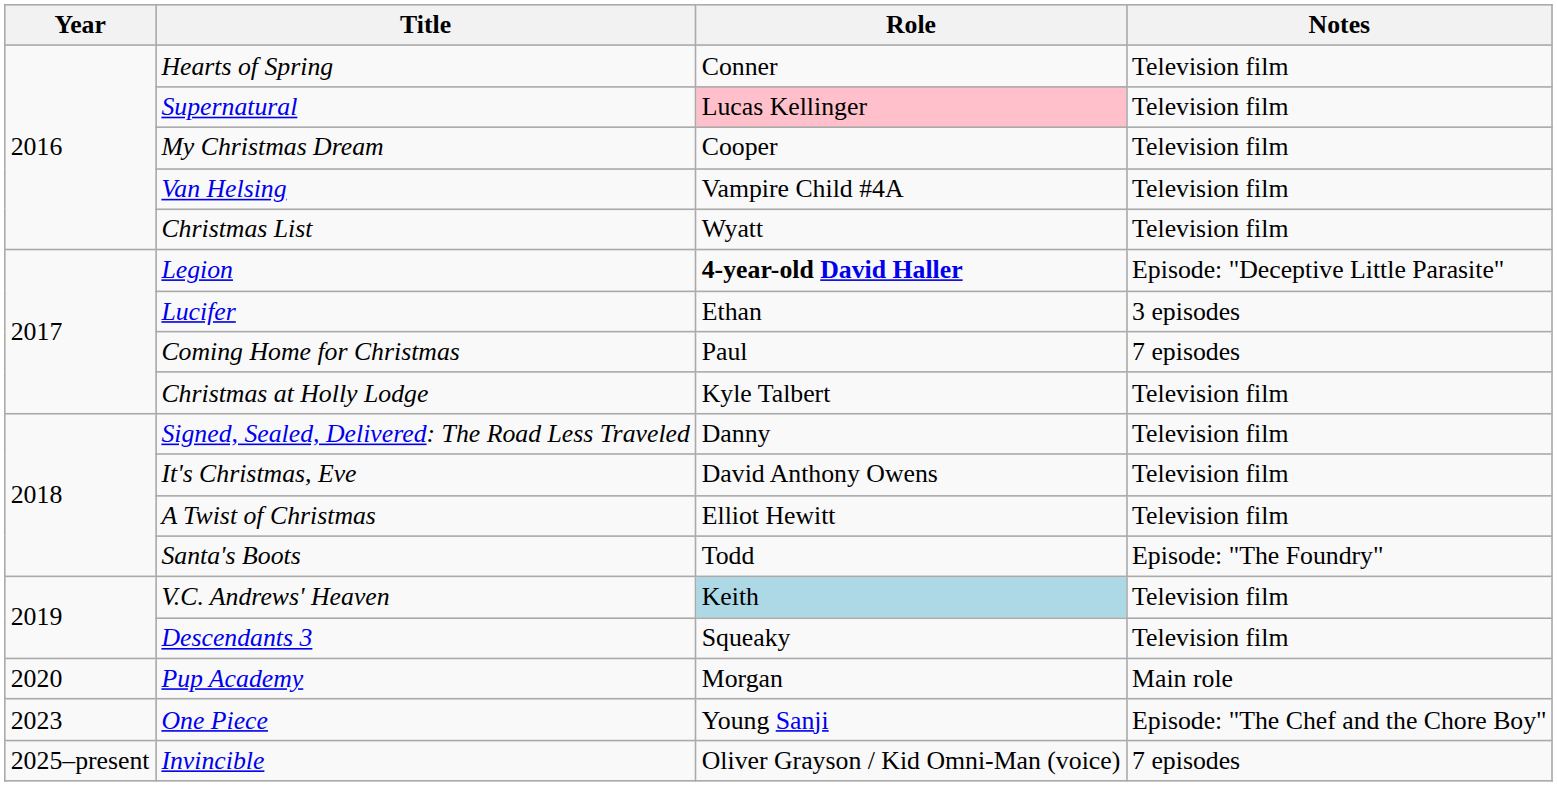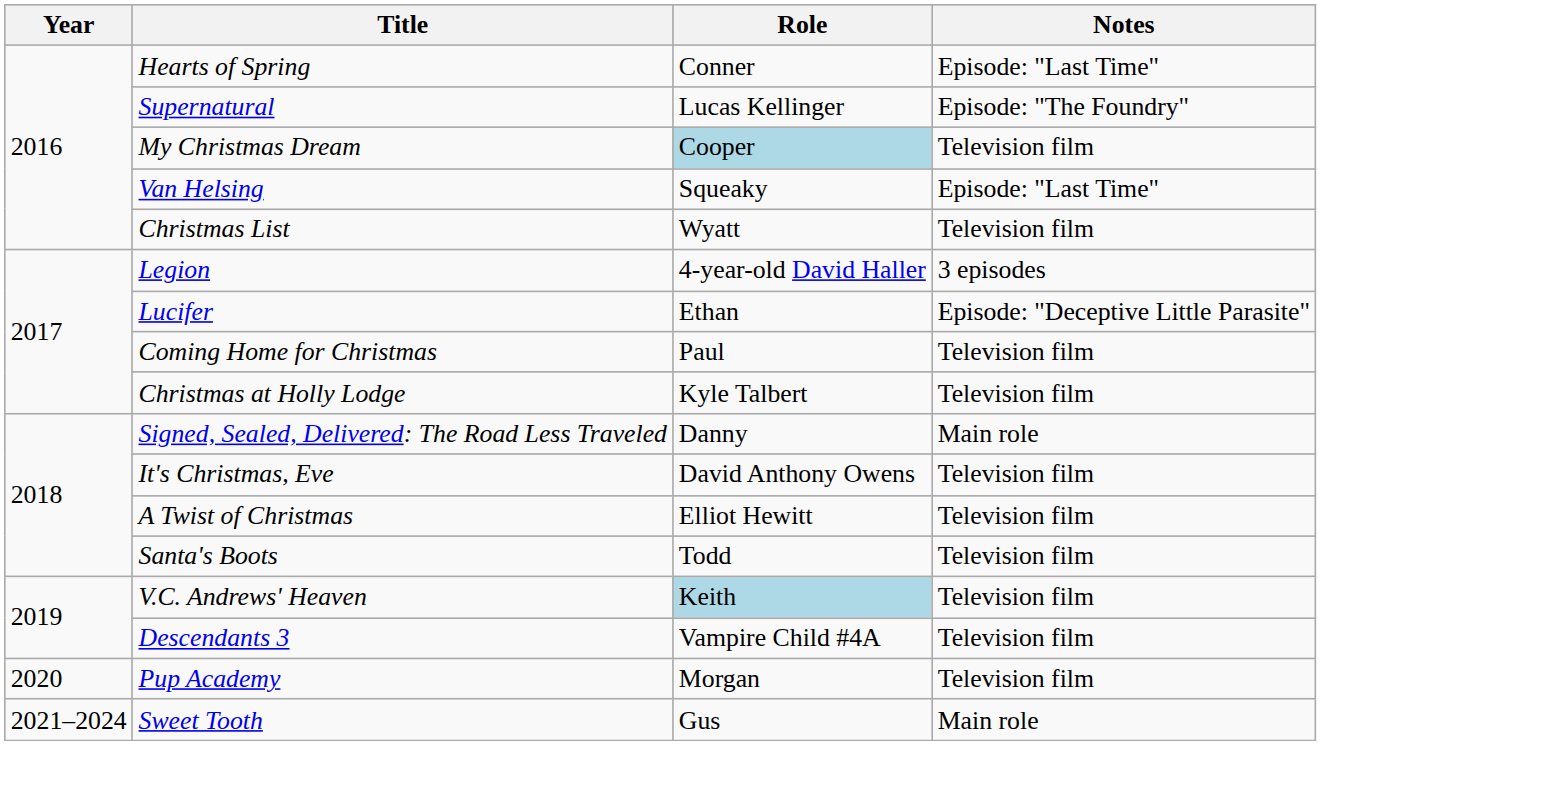(1210, 65) Television film -> (1048, 65) Episode: "Last Time"
(784, 106) pink background -> (761, 106) no background
(1210, 106) Television film -> (1063, 106) Episode: "The Foundry"
(740, 147) no background -> (717, 147) lightblue background
(803, 188) Vampire Child #4A -> (723, 188) Squeaky
(1210, 188) Television film -> (1048, 188) Episode: "Last Time"
(832, 270) bold -> (802, 270) normal
(1318, 270) Episode: "Deceptive Little Parasite" -> (992, 270) 3 episodes
(1186, 310) 3 episodes -> (1124, 310) Episode: "Deceptive Little Parasite"
(1186, 351) 7 episodes -> (1016, 351) Television film
(1210, 433) Television film -> (988, 433) Main role
(1258, 556) Episode: "The Foundry" -> (1016, 556) Television film
(746, 637) Squeaky -> (780, 637) Vampire Child #4A
(1183, 678) Main role -> (1016, 678) Television film
+ row: (201, 719)
- row: (215, 719)
- row: (213, 760)
